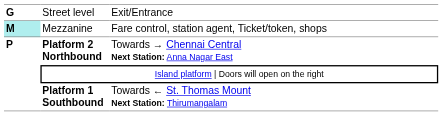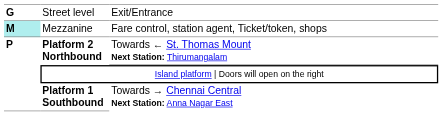(176, 50) Towards → Chennai Central Next Station: Anna Nagar East -> (181, 50) Towards ← St. Thomas Mount Next Station: Thirumangalam
(181, 97) Towards ← St. Thomas Mount Next Station: Thirumangalam -> (176, 97) Towards → Chennai Central Next Station: Anna Nagar East
